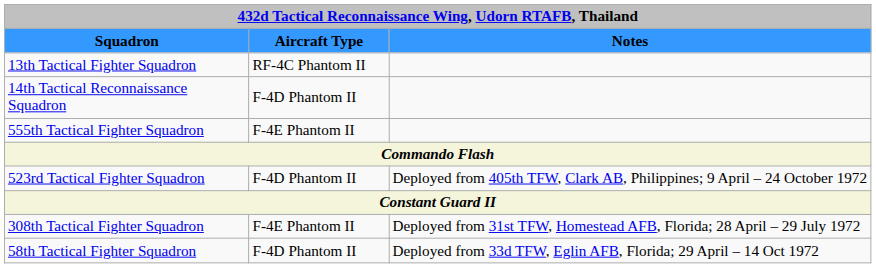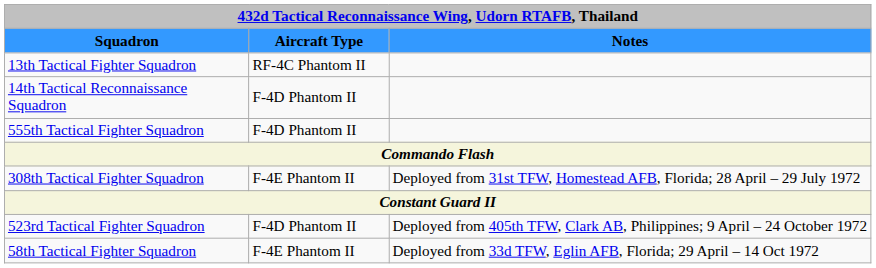(304, 130) F-4E Phantom II -> (304, 130) F-4D Phantom II
rows swapped: (106, 178) <-> (106, 226)
(304, 250) F-4D Phantom II -> (304, 250) F-4E Phantom II
